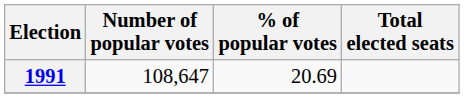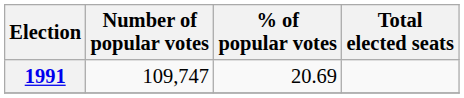(176, 76) 108,647 -> (176, 76) 109,747
